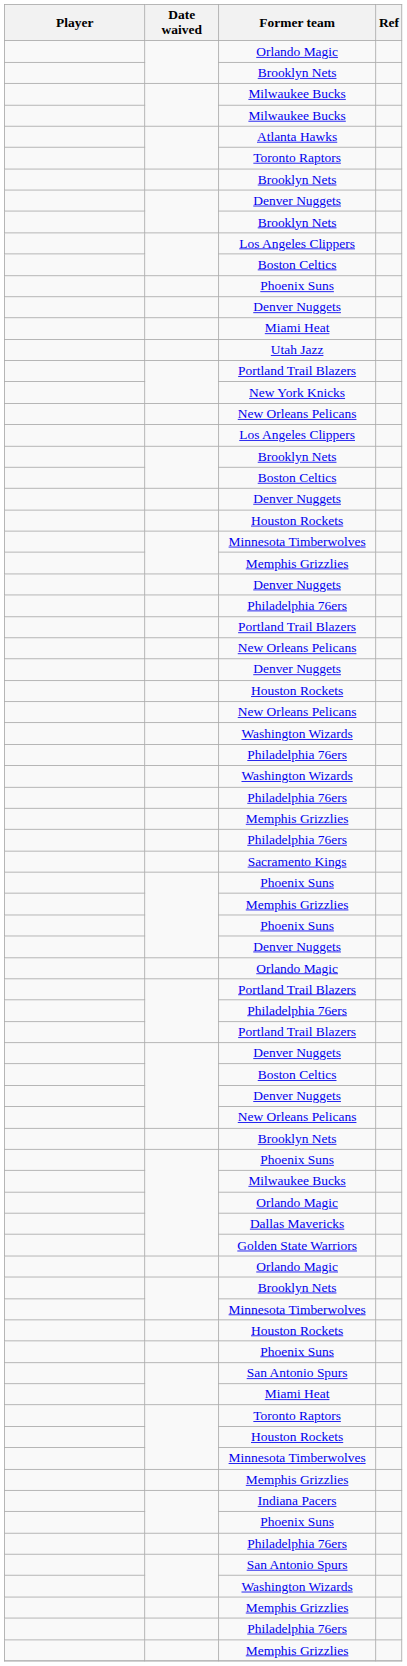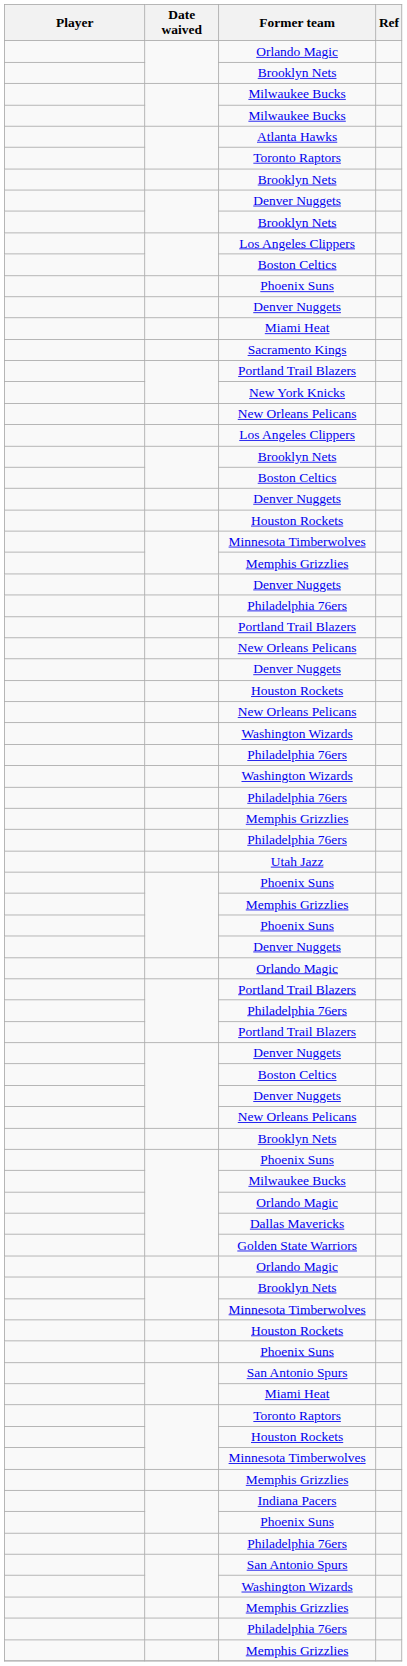rows swapped: (75, 861) <-> (75, 350)
